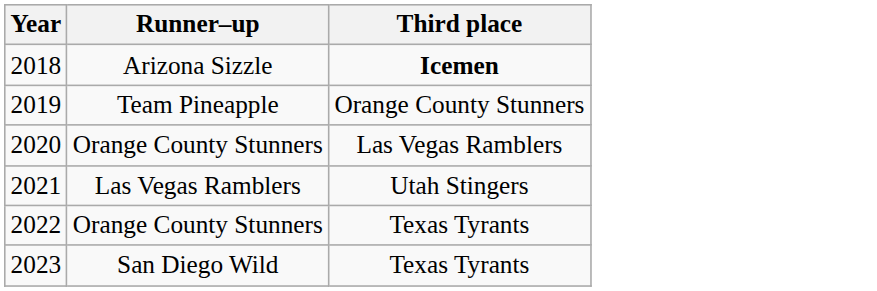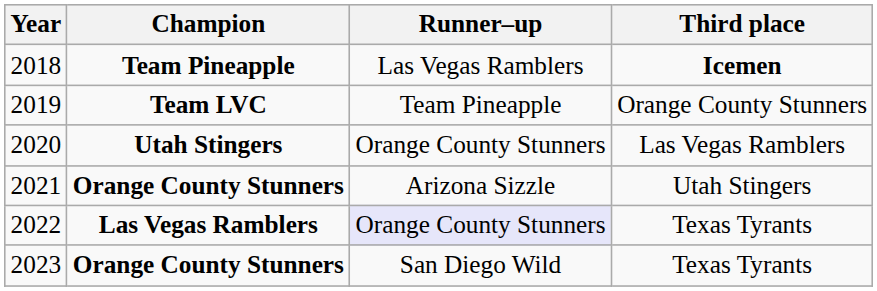+ column: (208, 24)
(198, 64) Arizona Sizzle -> (481, 64) Las Vegas Ramblers
(198, 184) Las Vegas Ramblers -> (481, 184) Arizona Sizzle
(198, 225) no background -> (481, 225) lavender background
